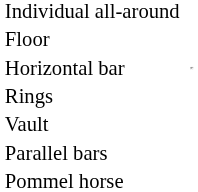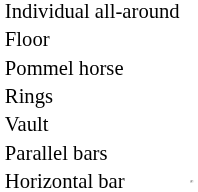rows swapped: (64, 181) <-> (65, 68)
